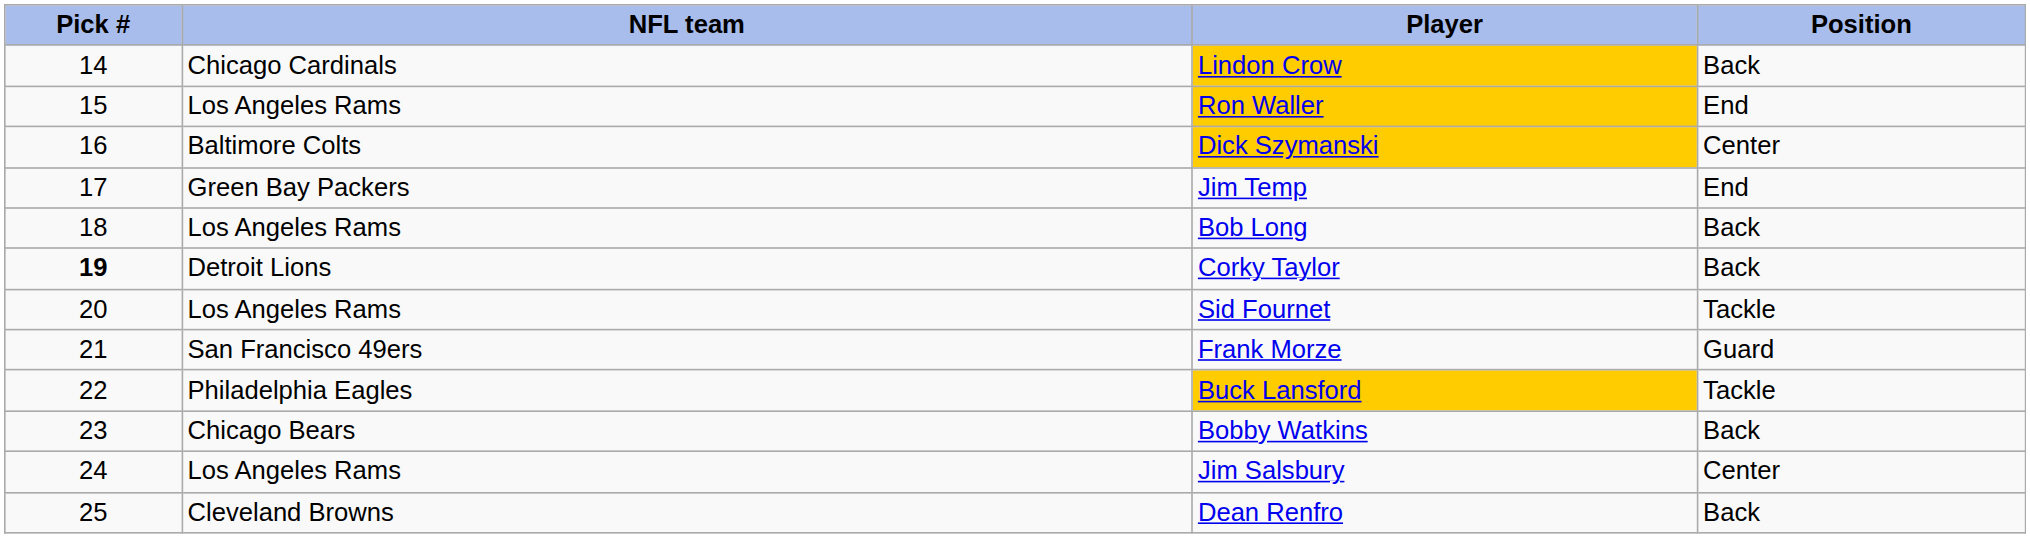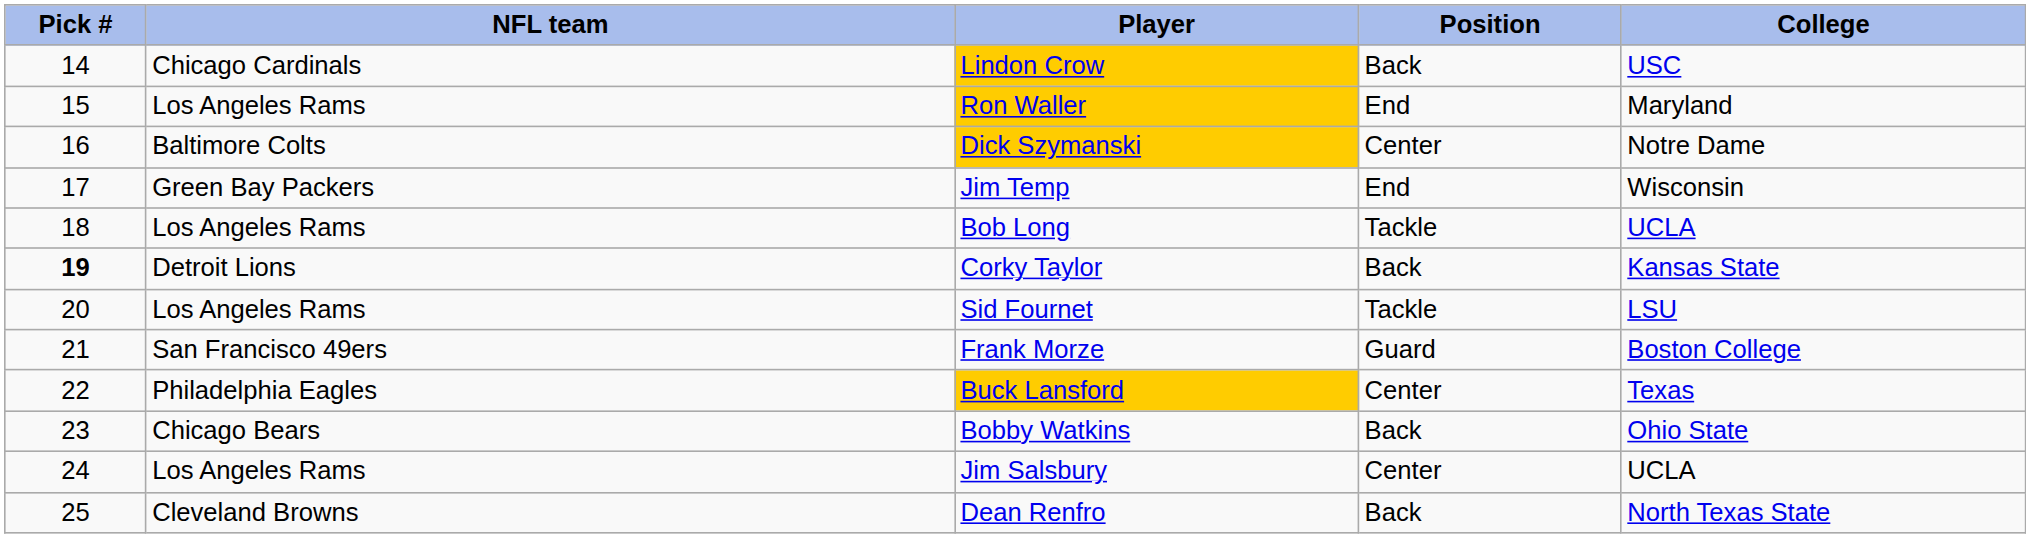+ column: (1823, 24)
(1732, 227) Back -> (1401, 227) Tackle
(1739, 390) Tackle -> (1403, 390) Center
